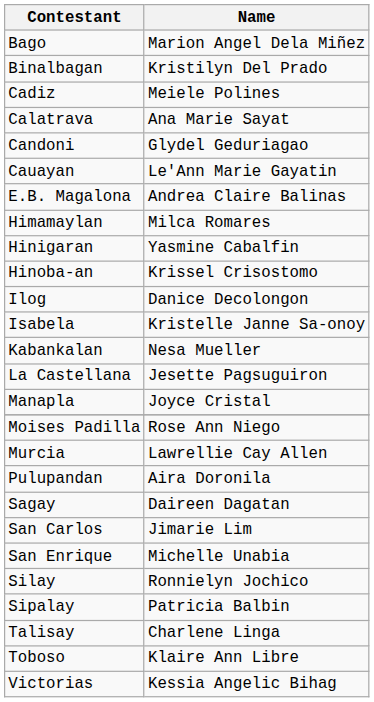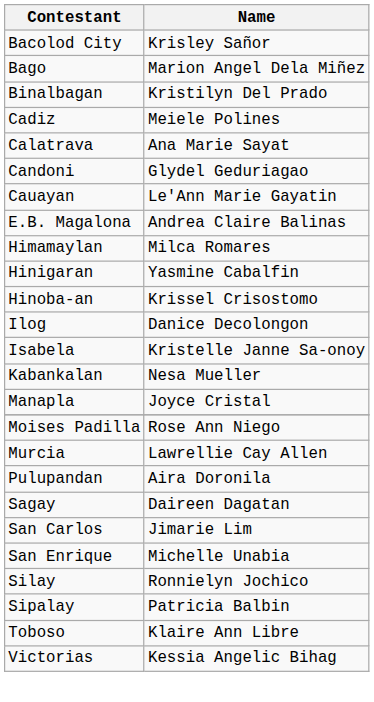+ row: (65, 43)
- row: (70, 376)
- row: (41, 633)
